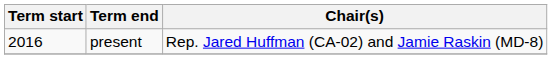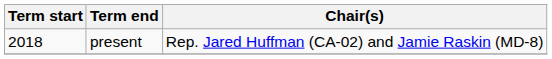(25, 41) 2016 -> (25, 41) 2018
